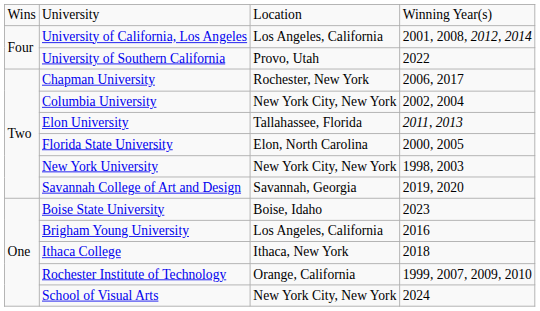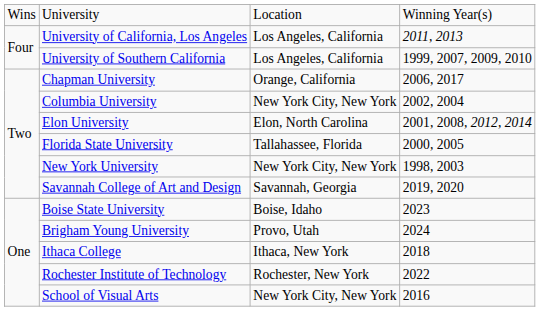(467, 36) 2001, 2008, 2012, 2014 -> (433, 36) 2011, 2013
(286, 58) Provo, Utah -> (318, 58) Los Angeles, California
(416, 58) 2022 -> (467, 58) 1999, 2007, 2009, 2010
(311, 79) Rochester, New York -> (304, 79) Orange, California
(308, 123) Tallahassee, Florida -> (311, 123) Elon, North Carolina
(433, 123) 2011, 2013 -> (467, 123) 2001, 2008, 2012, 2014
(311, 144) Elon, North Carolina -> (308, 144) Tallahassee, Florida
(318, 230) Los Angeles, California -> (286, 230) Provo, Utah
(416, 230) 2016 -> (416, 230) 2024
(304, 274) Orange, California -> (311, 274) Rochester, New York
(467, 274) 1999, 2007, 2009, 2010 -> (416, 274) 2022
(416, 295) 2024 -> (416, 295) 2016
